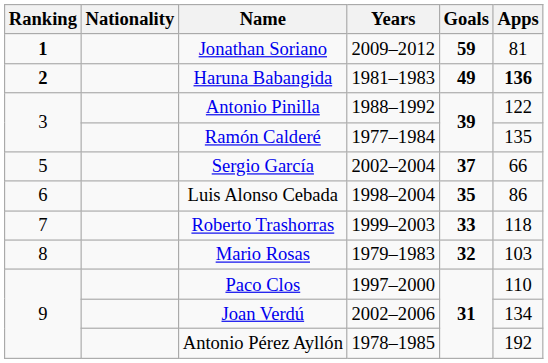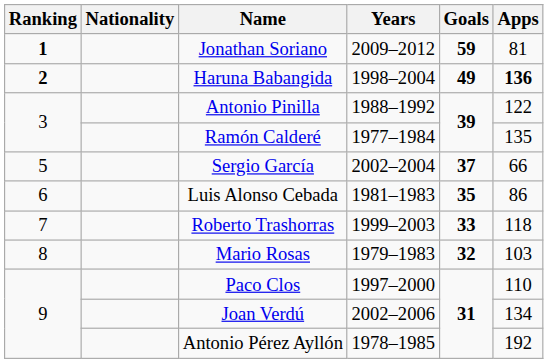(393, 78) 1981–1983 -> (393, 78) 1998–2004
(393, 195) 1998–2004 -> (393, 195) 1981–1983
